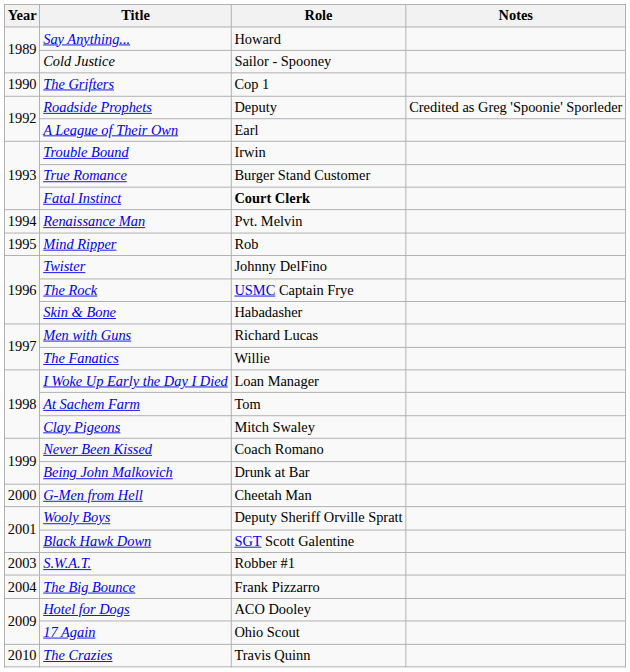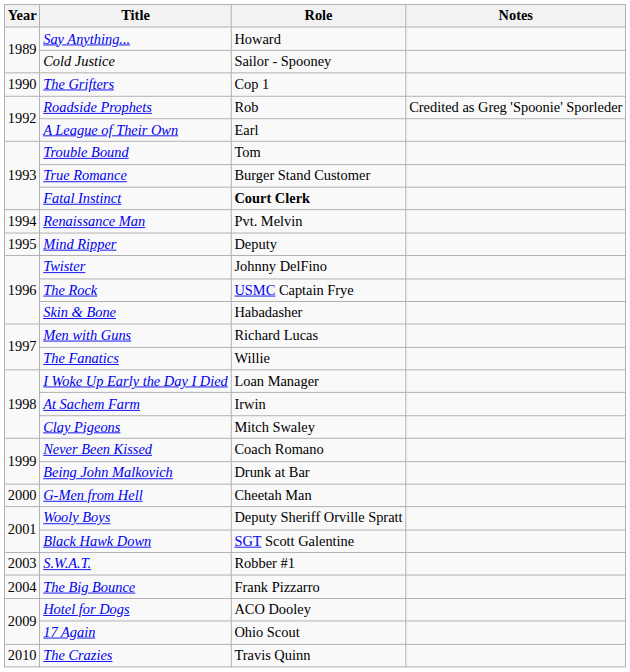(256, 107) Deputy -> (246, 107) Rob
(250, 152) Irwin -> (248, 152) Tom
(246, 244) Rob -> (256, 244) Deputy
(248, 404) Tom -> (250, 404) Irwin
